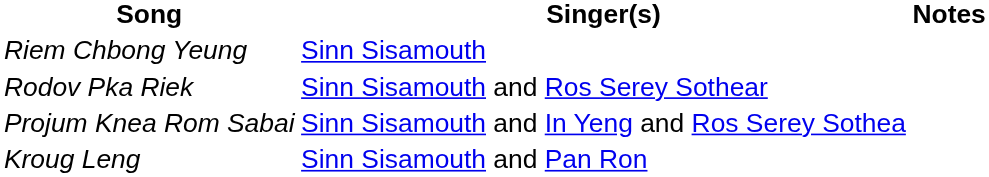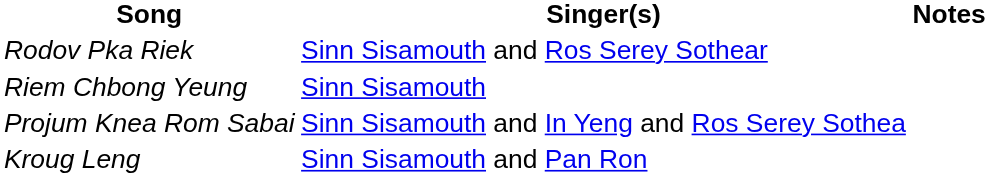rows swapped: (126, 50) <-> (99, 87)
